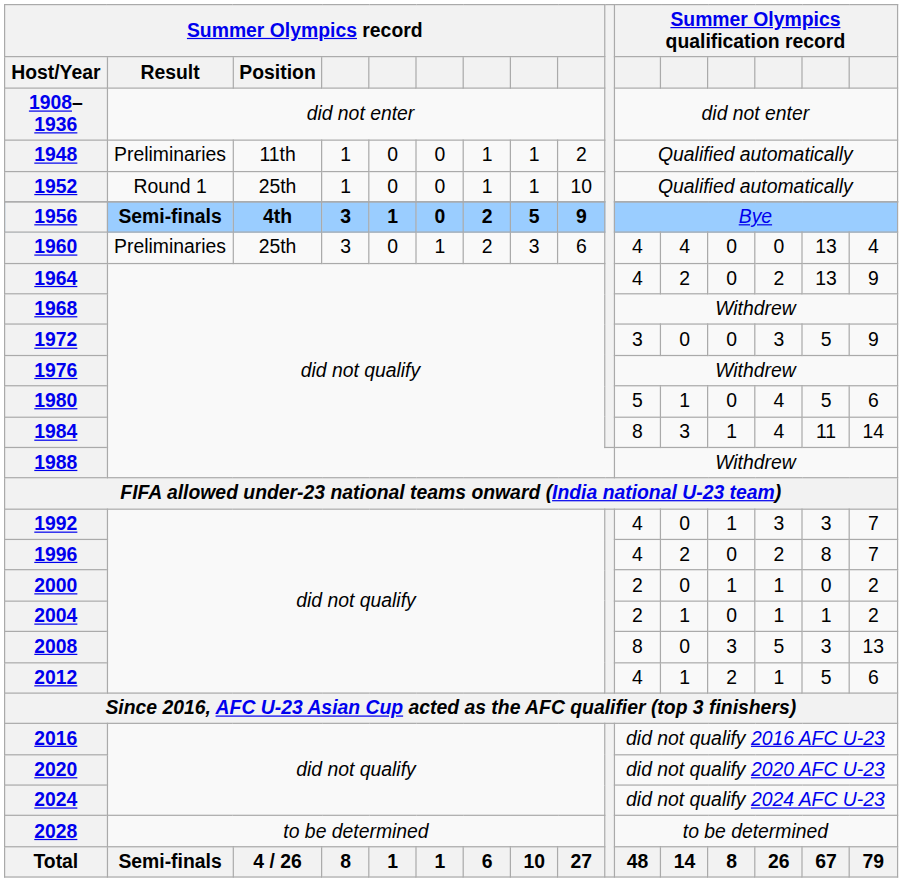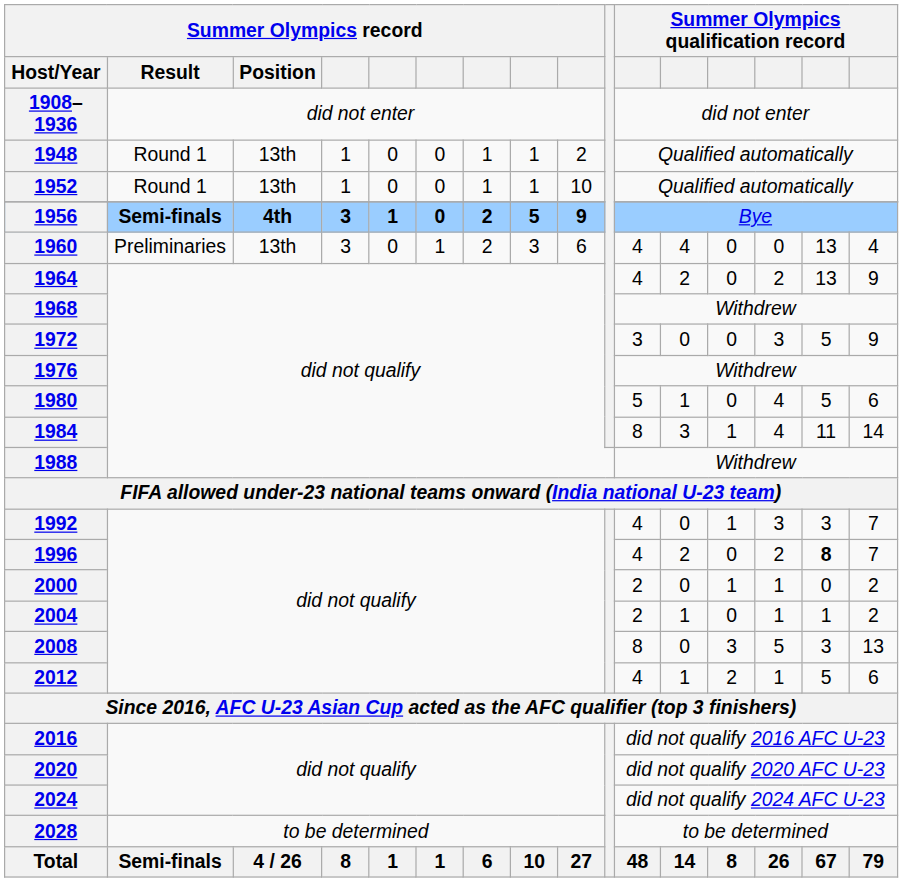(170, 155) Preliminaries -> (170, 155) Round 1
(278, 155) 11th -> (278, 155) 13th
(278, 186) 25th -> (278, 186) 13th
(278, 247) 25th -> (278, 247) 13th
(826, 554) normal -> (826, 554) bold
